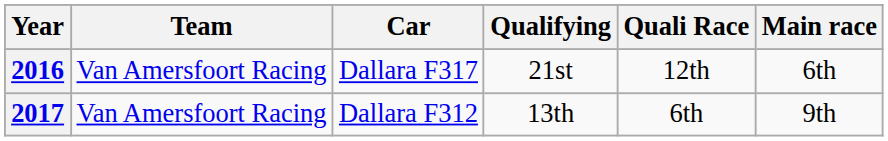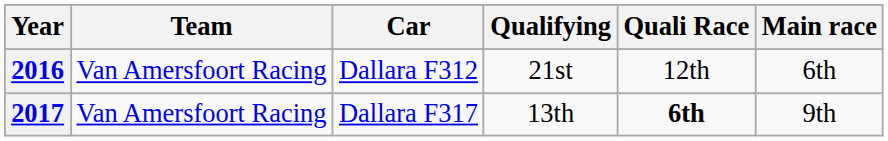(408, 70) Dallara F317 -> (408, 70) Dallara F312
(408, 114) Dallara F312 -> (408, 114) Dallara F317
(686, 114) normal -> (686, 114) bold
